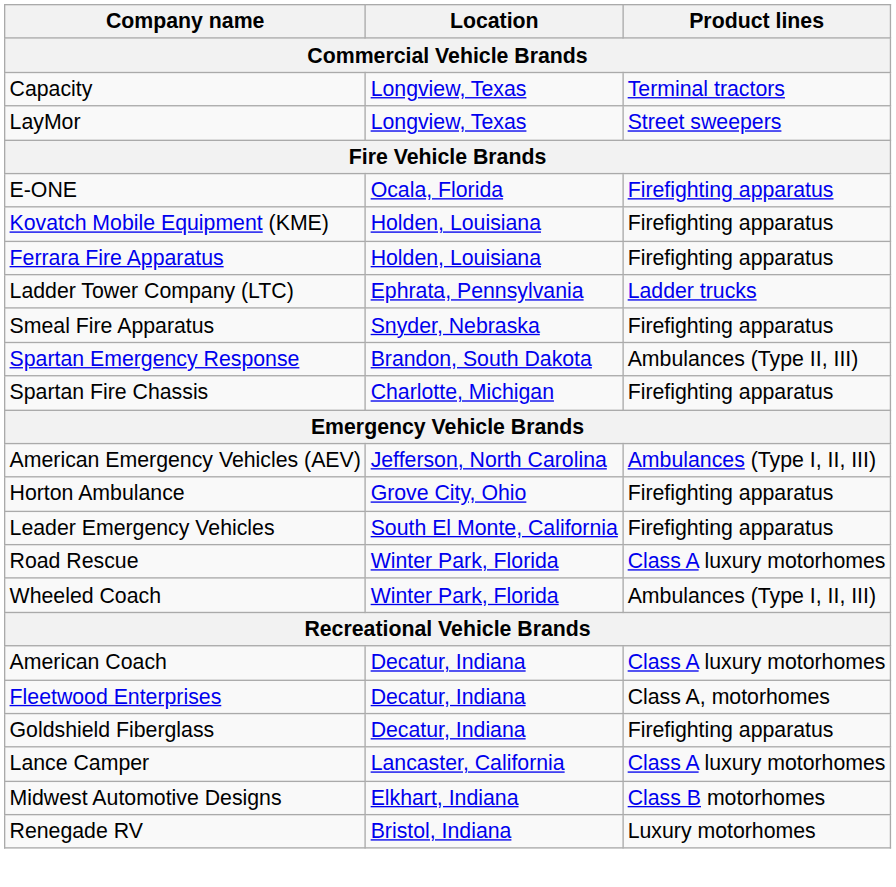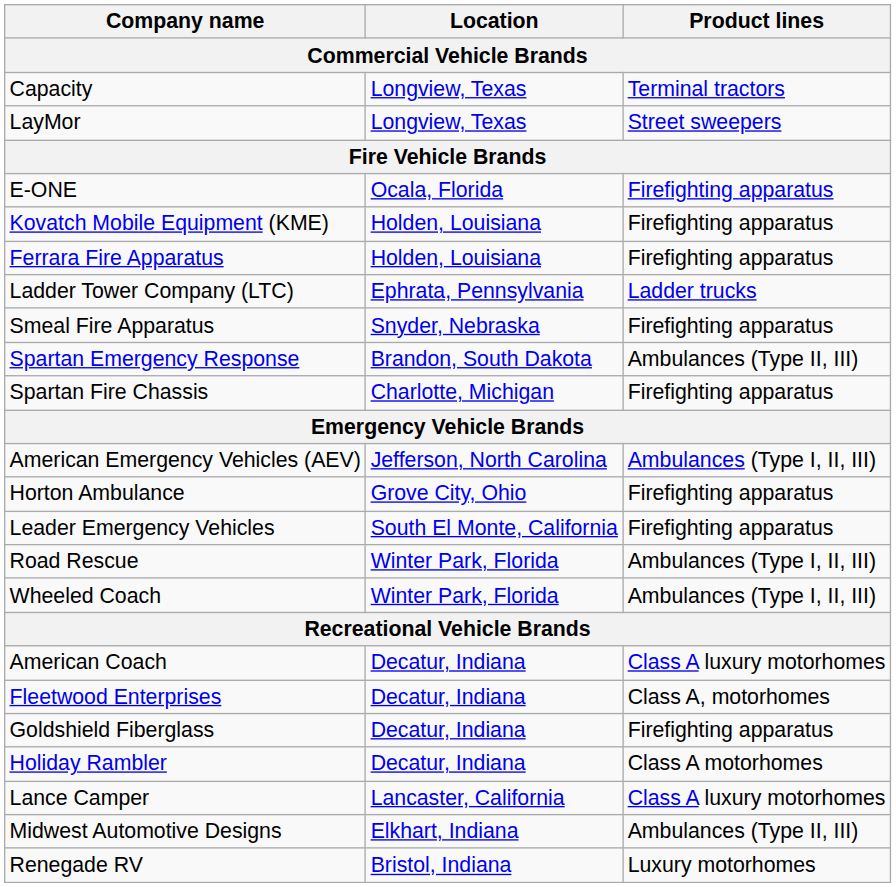(757, 561) Class A luxury motorhomes -> (752, 561) Ambulances (Type I, II, III)
+ row: (88, 763)
(726, 797) Class B motorhomes -> (743, 831) Ambulances (Type II, III)
